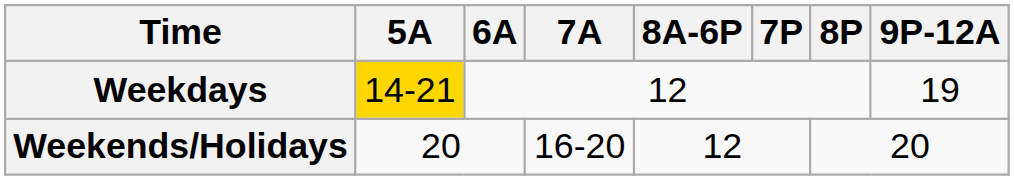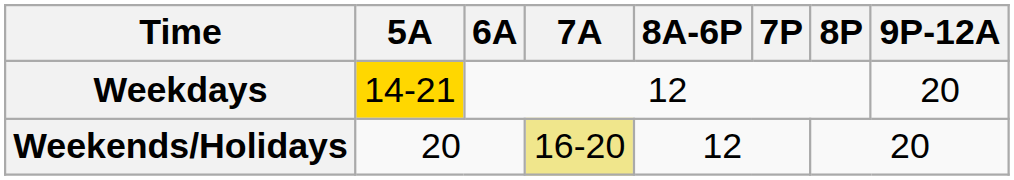(940, 89) 19 -> (940, 89) 20
(580, 145) no background -> (580, 145) khaki background
